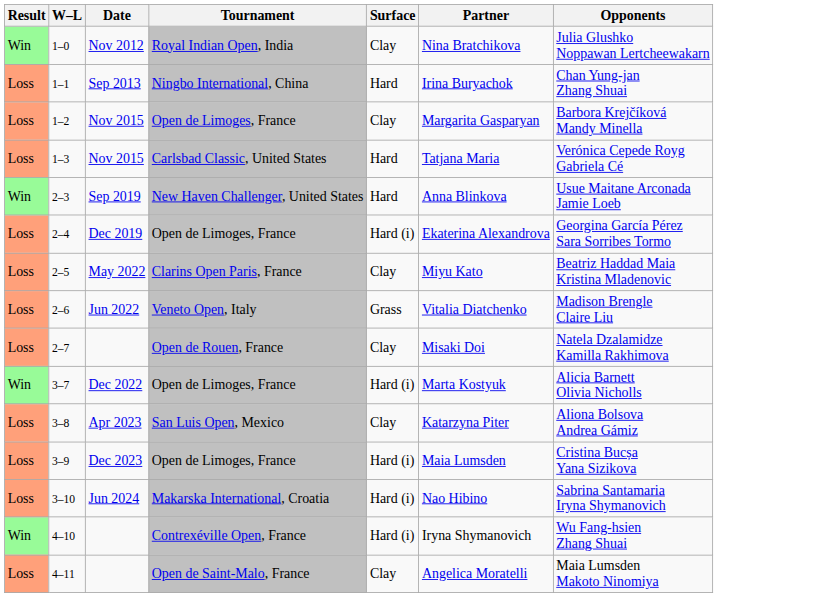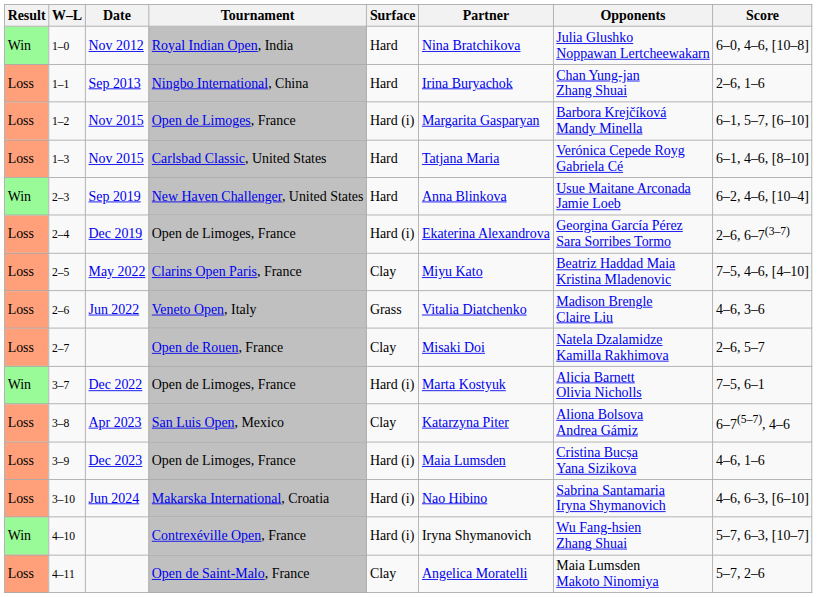+ column: (762, 15)
(383, 45) Clay -> (384, 45) Hard
(383, 120) Clay -> (392, 120) Hard (i)
